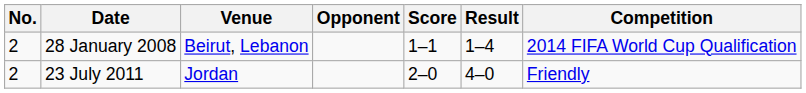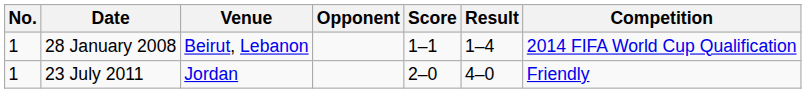(14, 46) 2 -> (14, 46) 1
(14, 74) 2 -> (14, 74) 1
